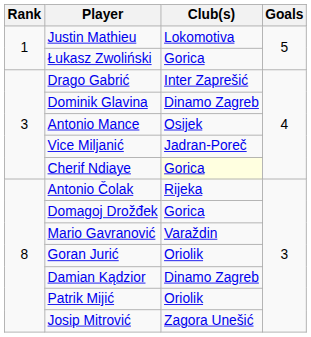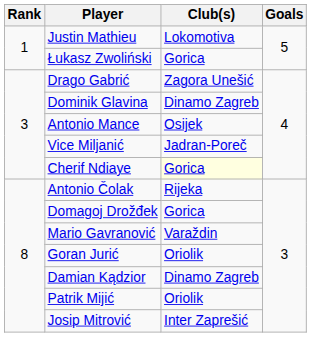(206, 80) Inter Zaprešić -> (209, 80) Zagora Unešić
(209, 320) Zagora Unešić -> (206, 320) Inter Zaprešić
